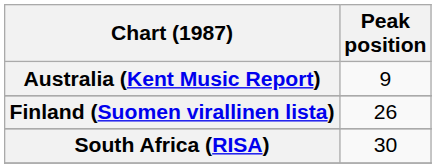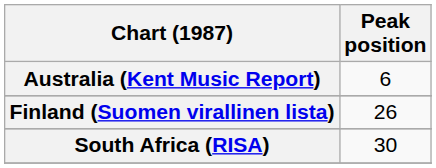(385, 78) 9 -> (385, 78) 6
